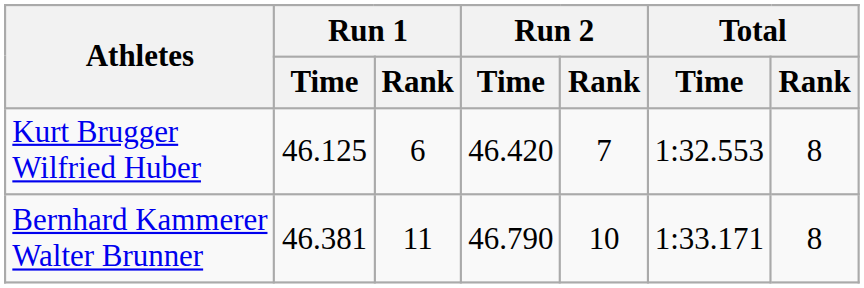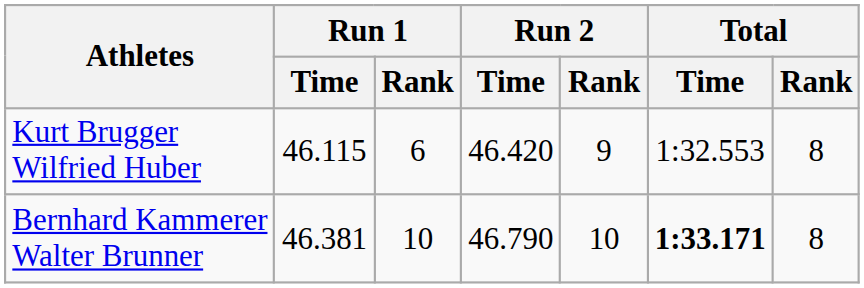(325, 150) 46.125 -> (325, 150) 46.115
(604, 150) 7 -> (604, 150) 9
(418, 238) 11 -> (418, 238) 10
(709, 238) normal -> (710, 238) bold
